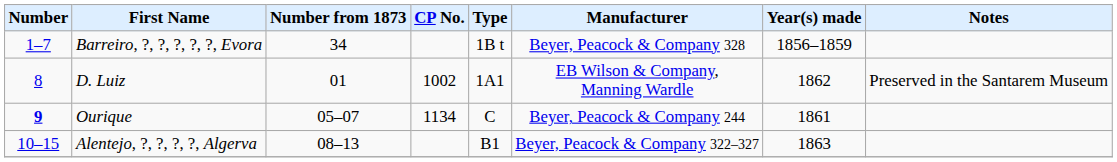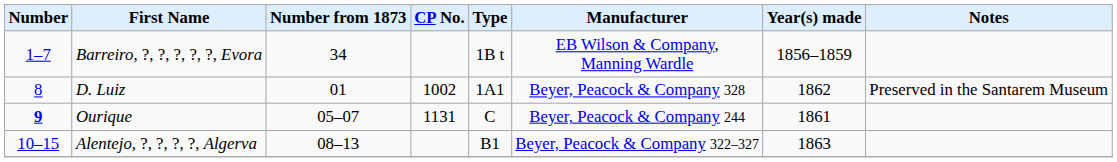(637, 44) Beyer, Peacock & Company 328 -> (637, 53) EB Wilson & Company, Manning Wardle
(637, 80) EB Wilson & Company, Manning Wardle -> (637, 90) Beyer, Peacock & Company 328
(439, 116) 1134 -> (439, 116) 1131
